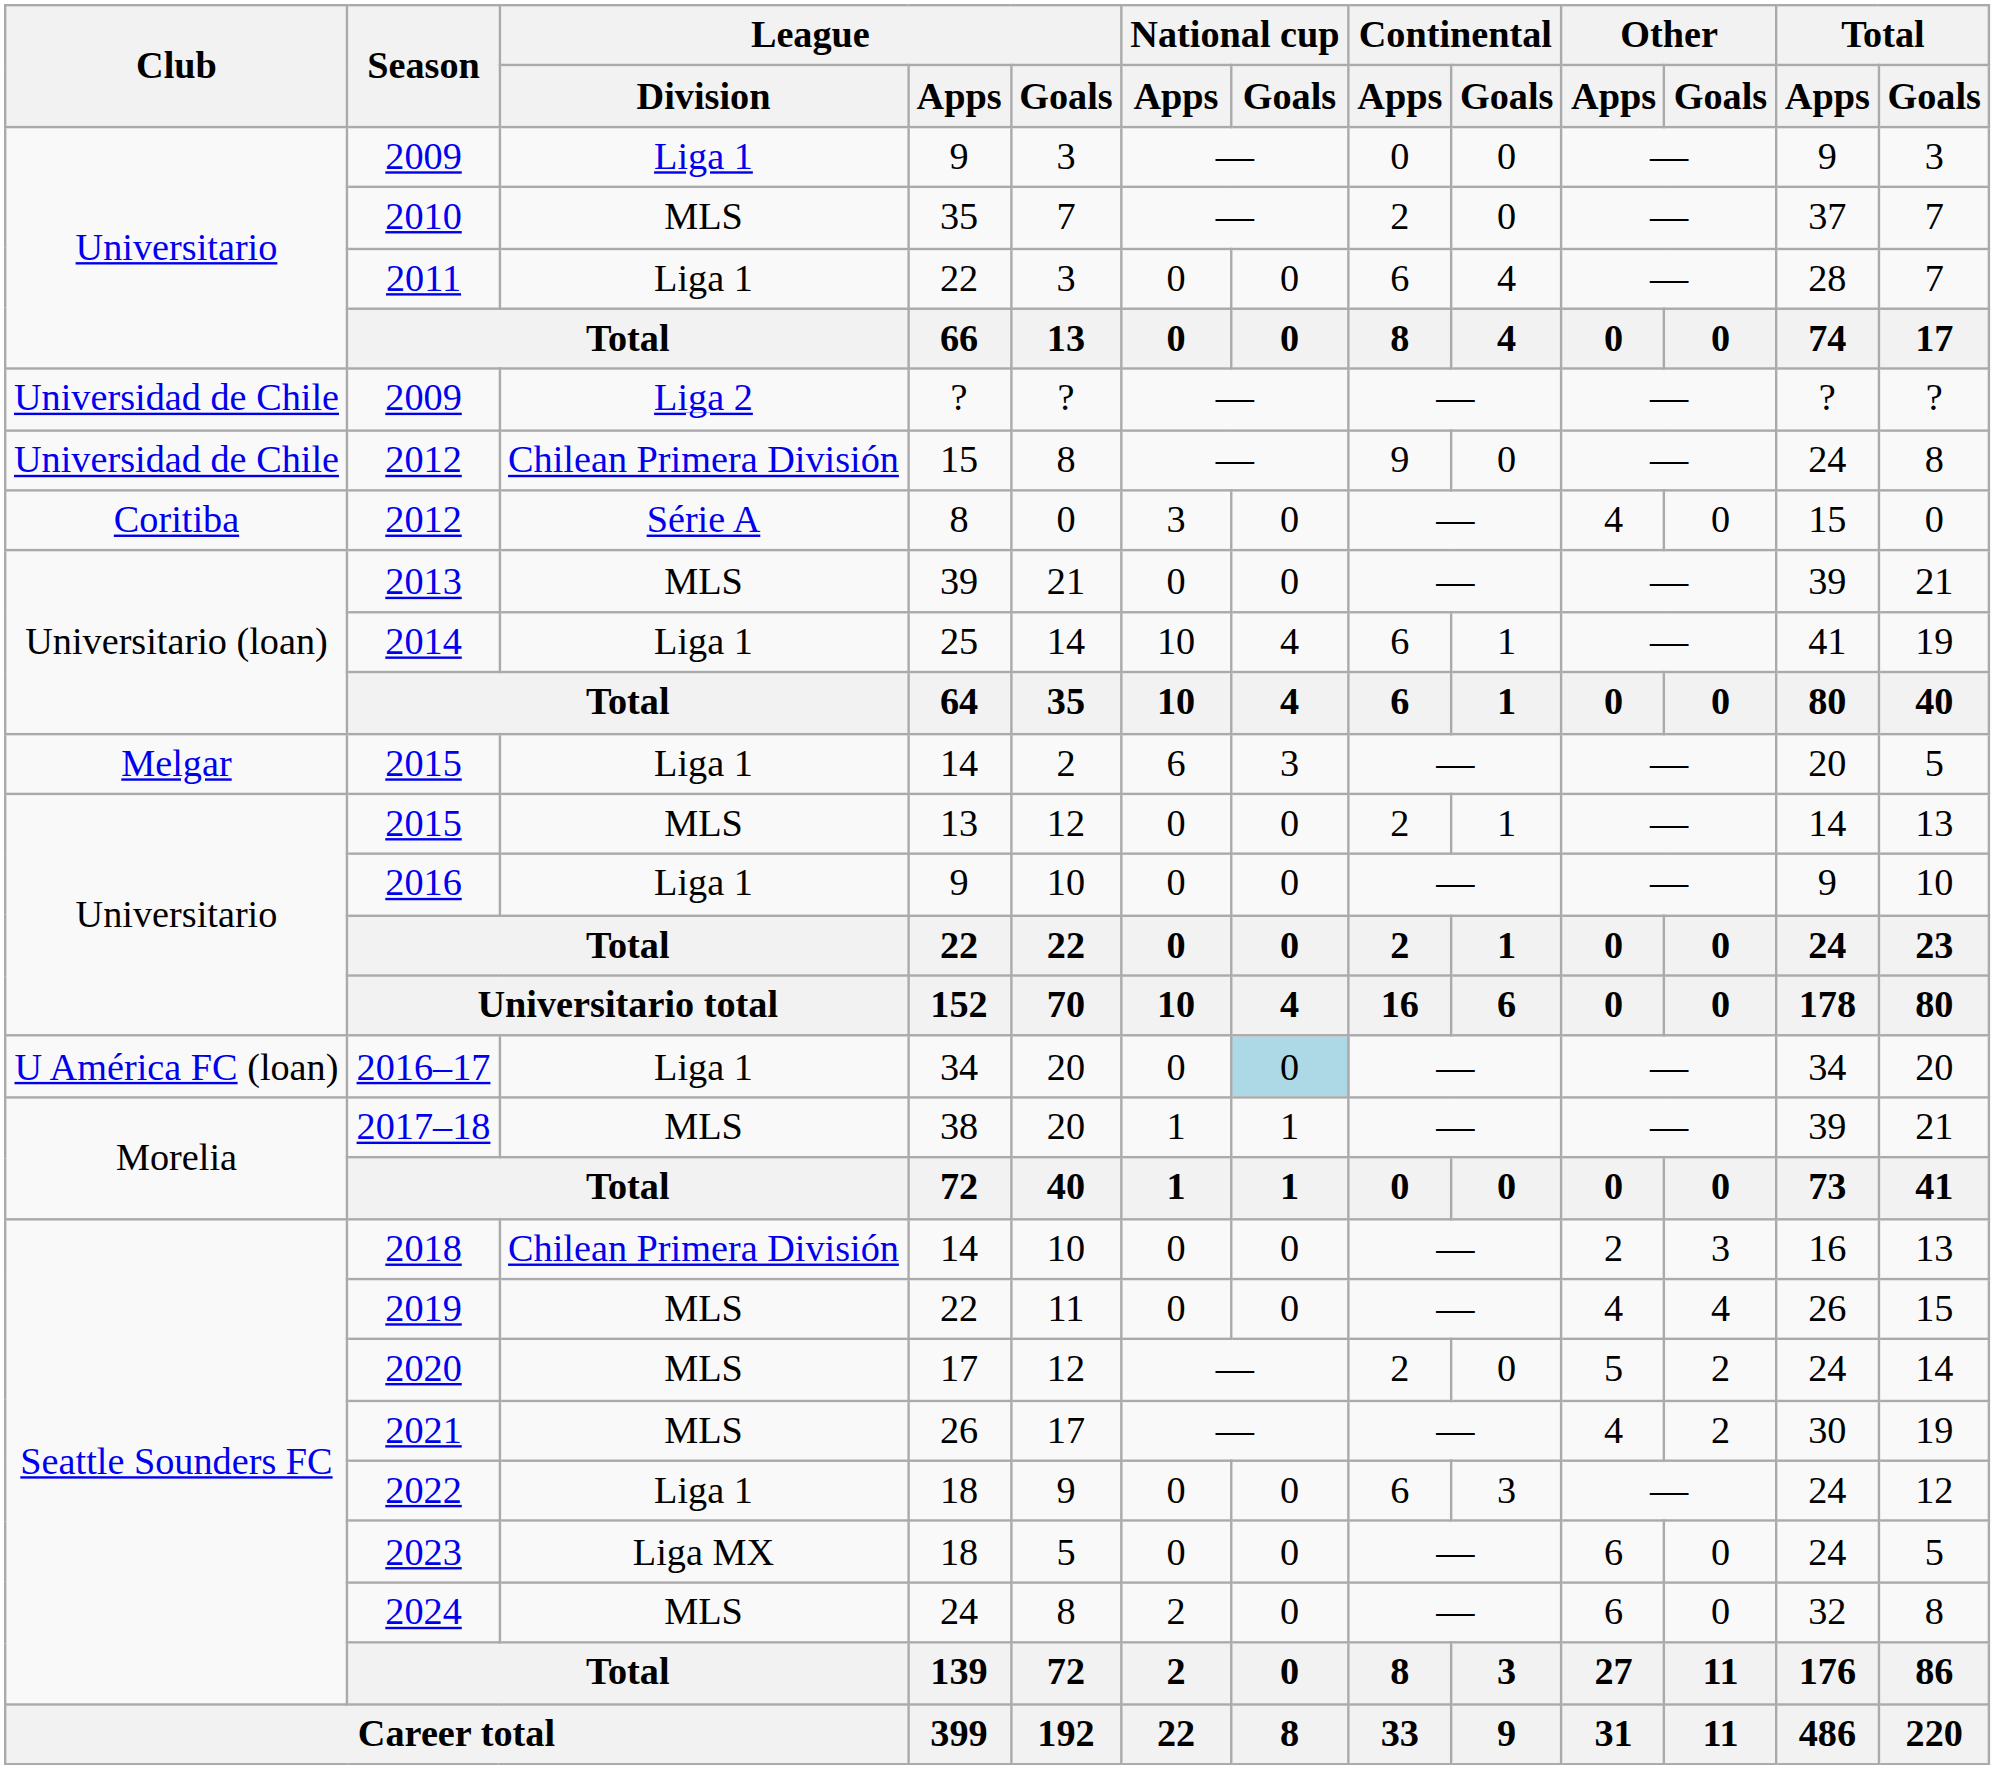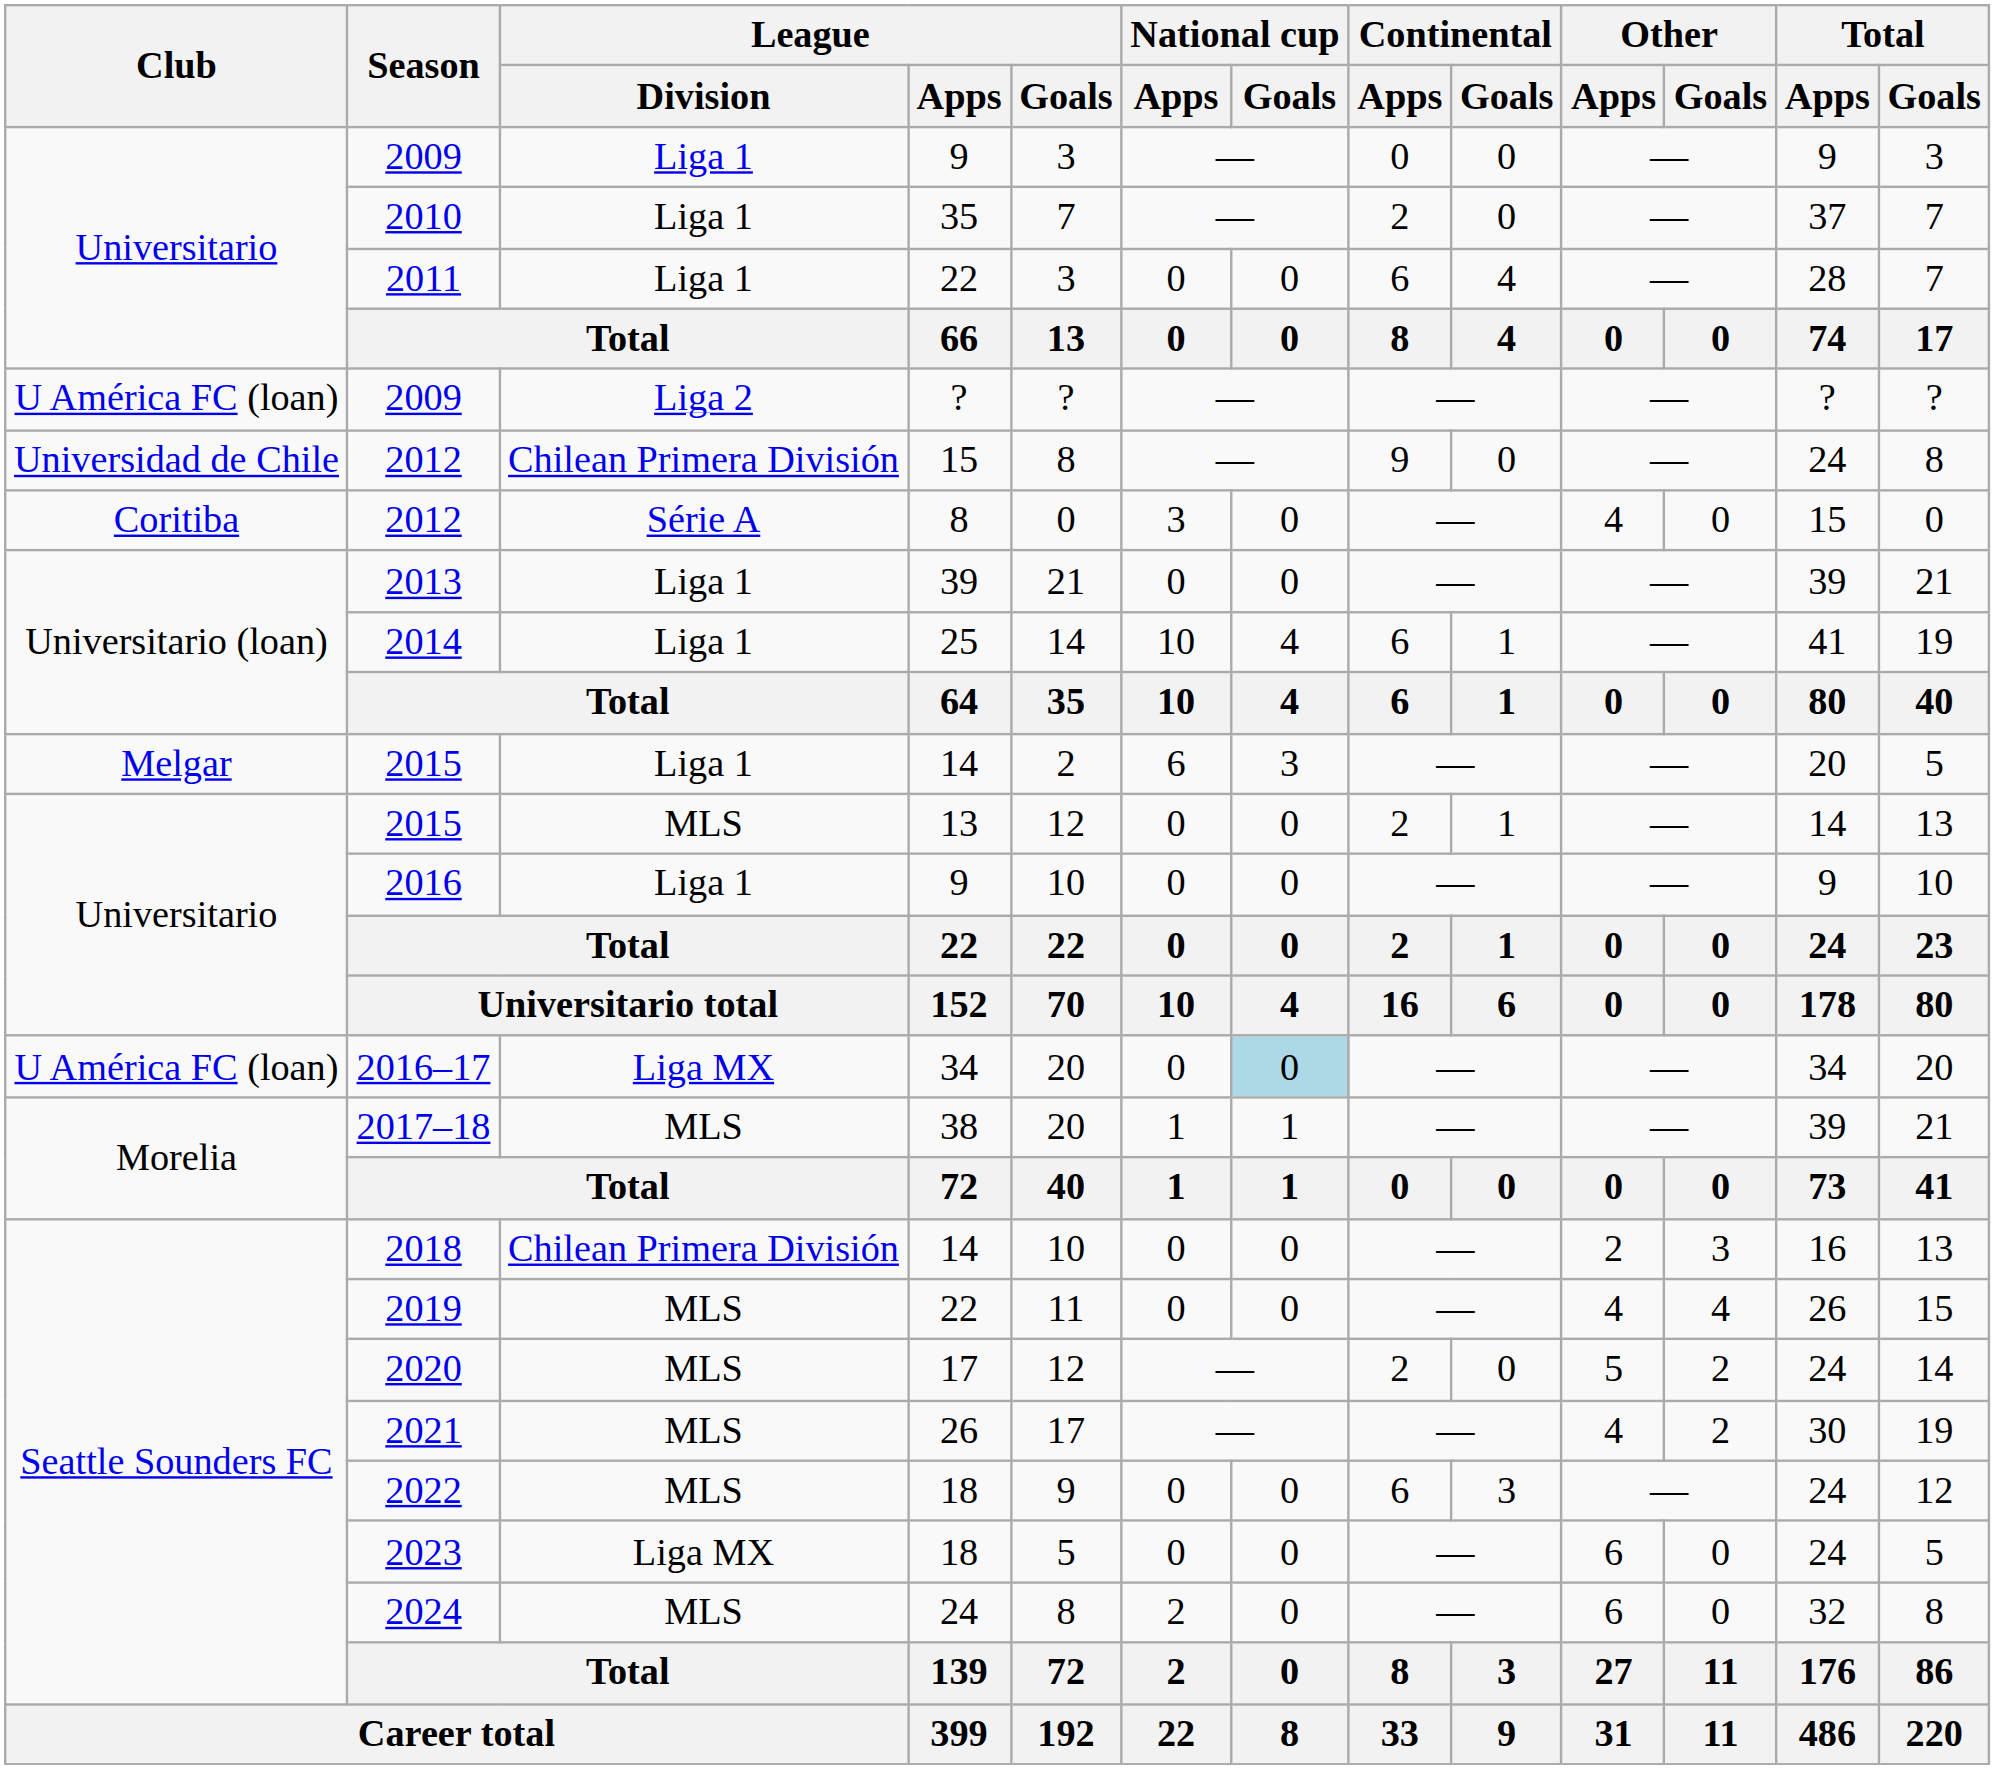(703, 216) MLS -> (703, 216) Liga 1
(176, 398) Universidad de Chile -> (176, 398) U América FC (loan)
(703, 580) MLS -> (703, 580) Liga 1
(703, 1065) Liga 1 -> (703, 1065) Liga MX
(703, 1490) Liga 1 -> (703, 1490) MLS
